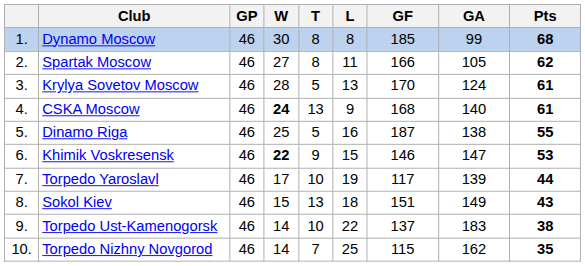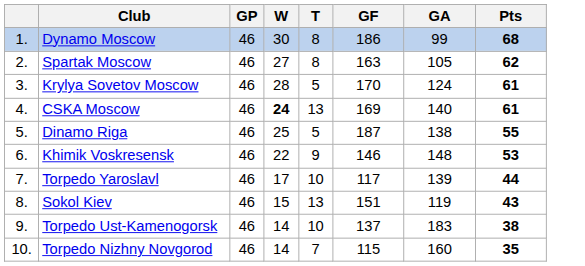- column: (350, 16)
(403, 39) 185 -> (368, 39) 186
(403, 62) 166 -> (368, 62) 163
(403, 109) 168 -> (368, 109) 169
(281, 156) bold -> (281, 156) normal
(474, 156) 147 -> (440, 156) 148
(474, 202) 149 -> (440, 202) 119
(474, 249) 162 -> (440, 249) 160
